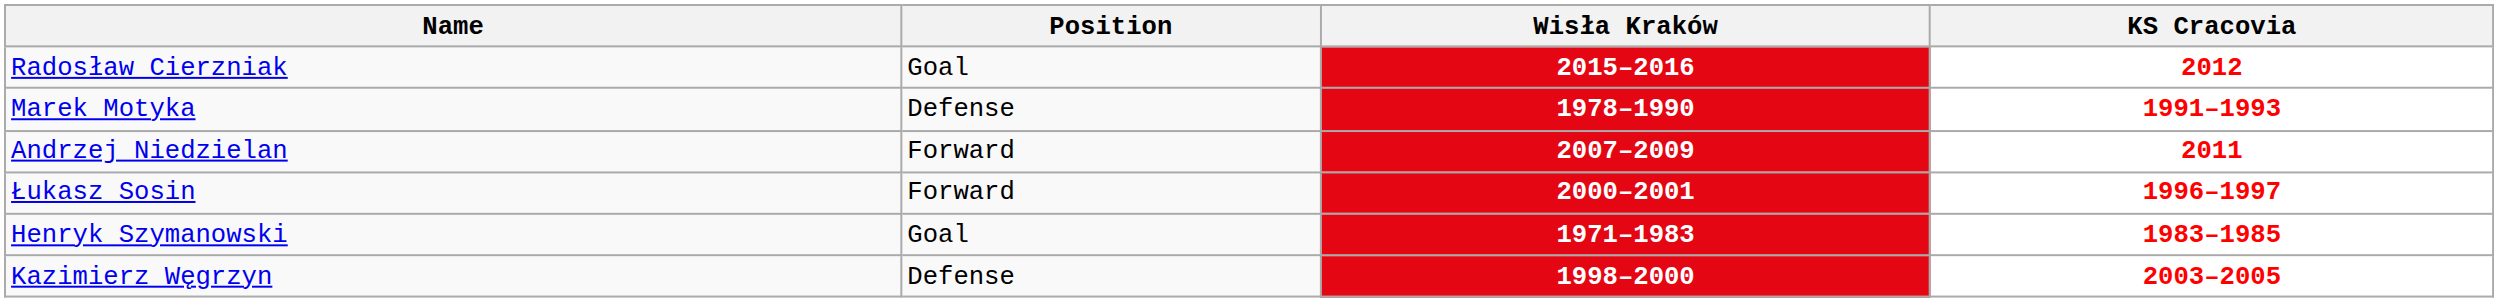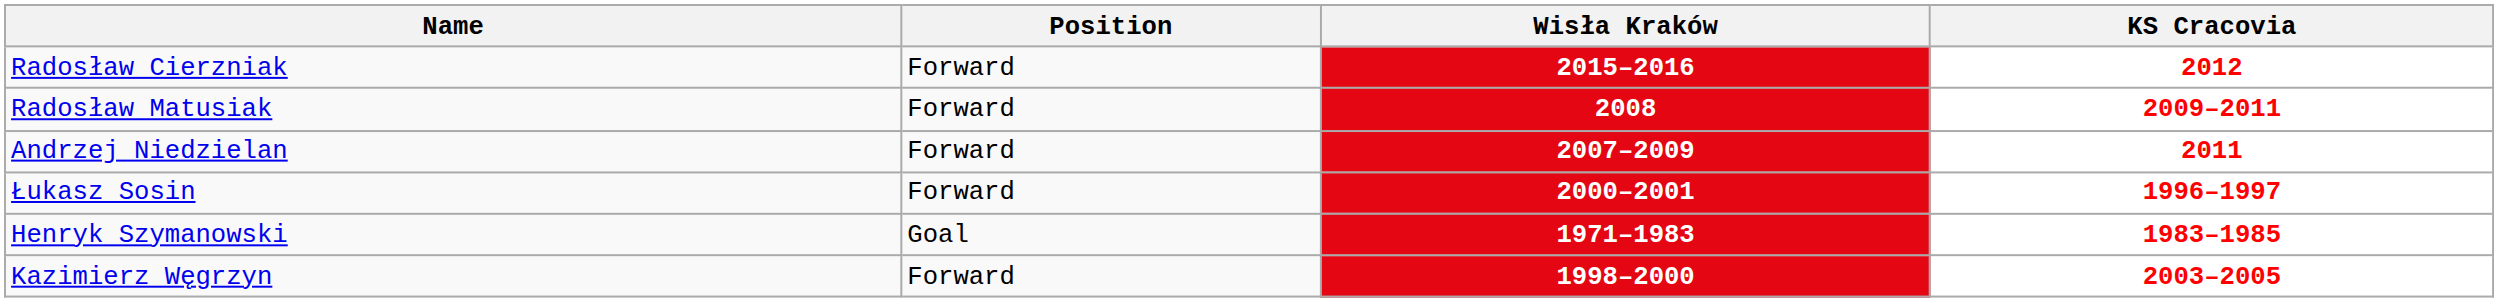(938, 68) Goal -> (961, 68) Forward
+ row: (142, 109)
- row: (103, 109)
(961, 276) Defense -> (961, 276) Forward
